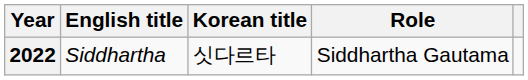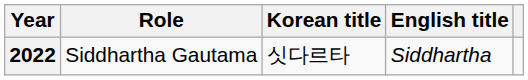columns swapped: (124, 20) <-> (413, 20)
